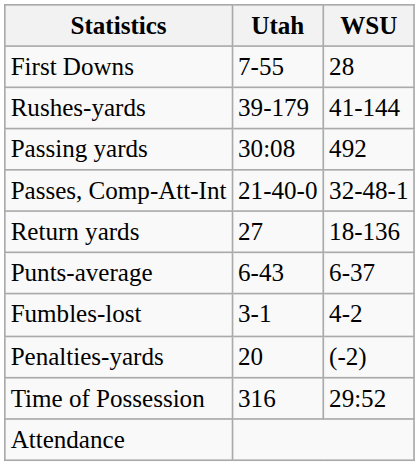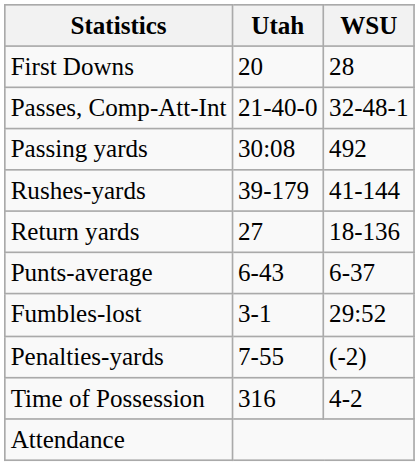(261, 66) 7-55 -> (251, 66) 20
rows swapped: (78, 108) <-> (119, 190)
(346, 314) 4-2 -> (358, 314) 29:52
(251, 356) 20 -> (261, 356) 7-55
(358, 397) 29:52 -> (346, 397) 4-2
